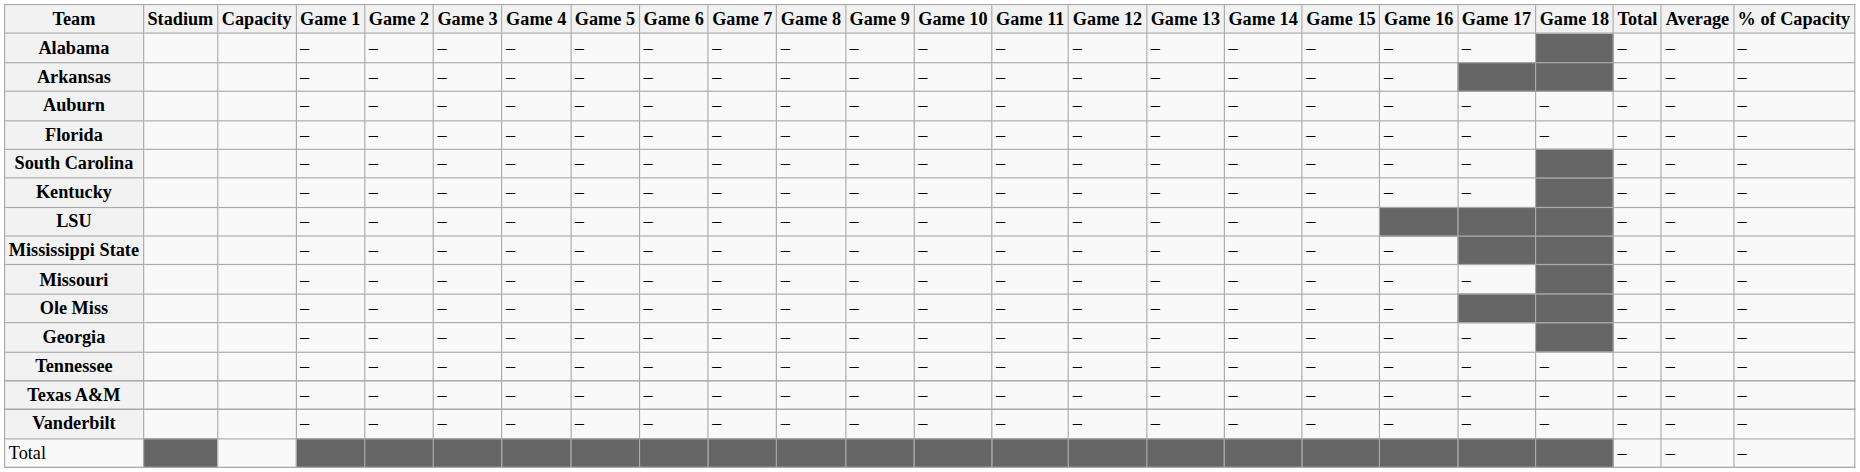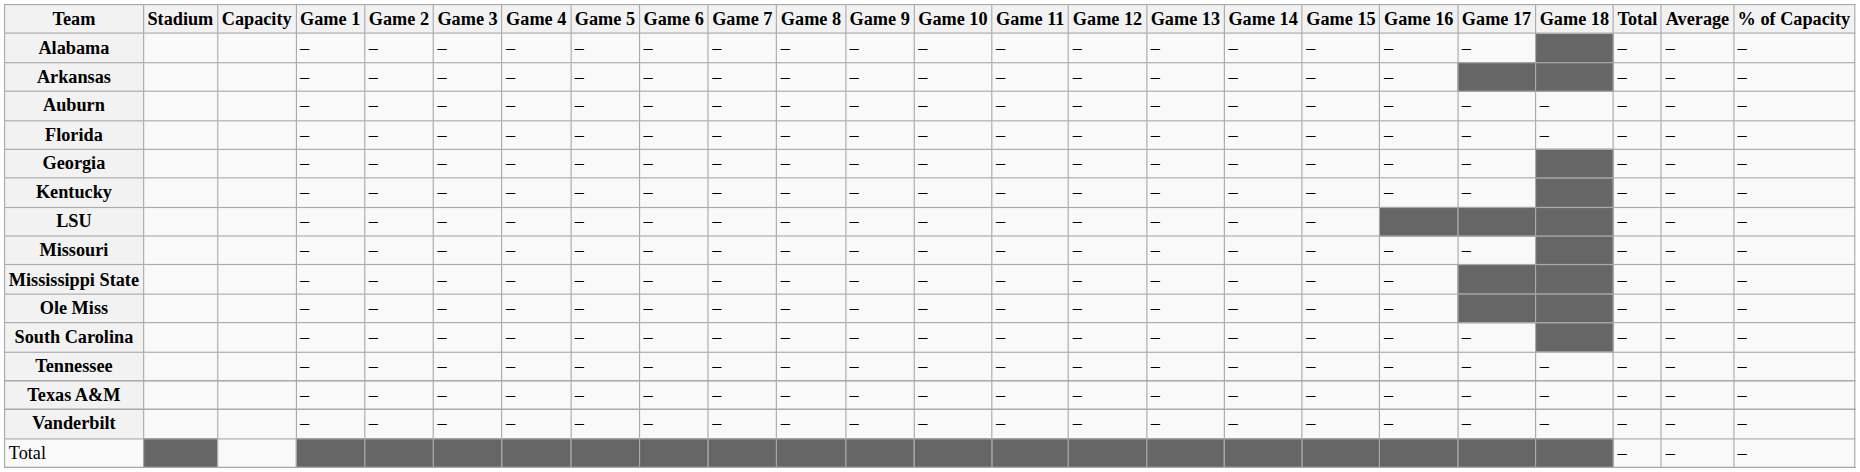rows swapped: (74, 337) <-> (74, 163)
rows swapped: (74, 279) <-> (74, 250)
